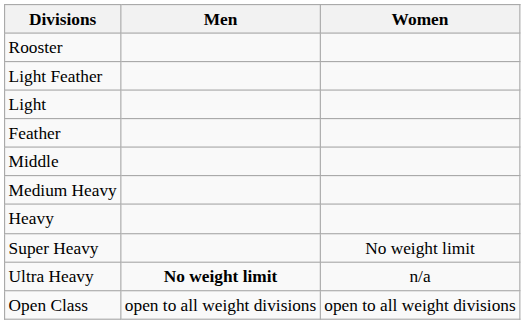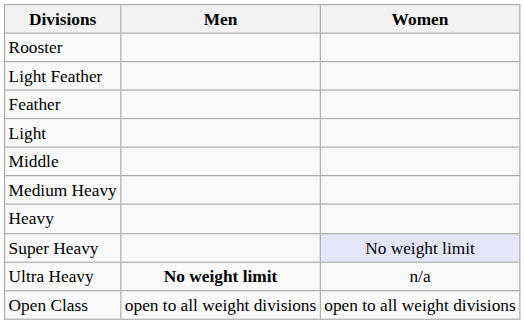rows swapped: (35, 133) <-> (27, 104)
(420, 247) no background -> (420, 247) lavender background
